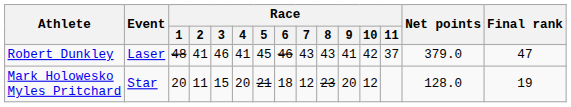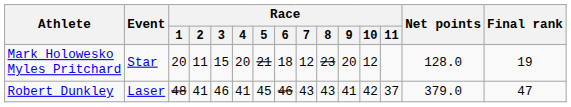rows swapped: (61, 55) <-> (64, 84)
